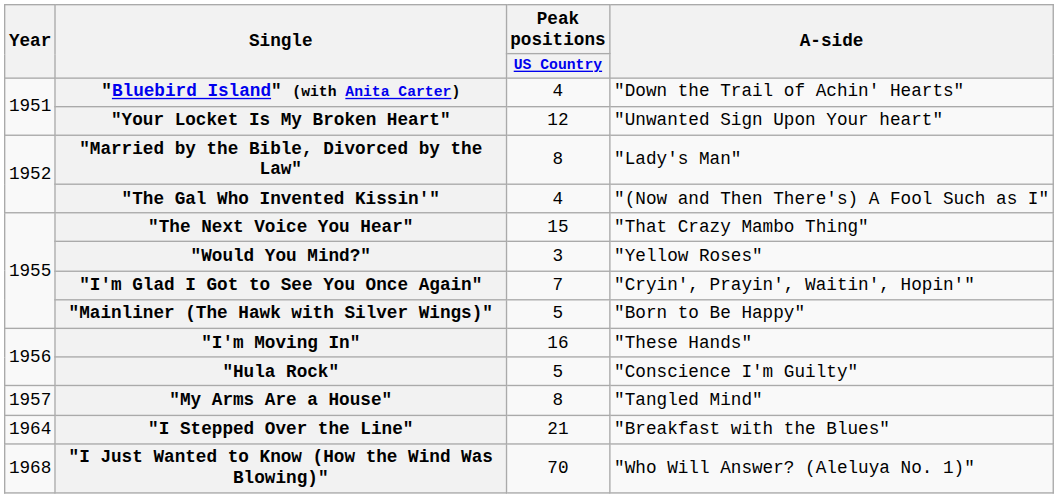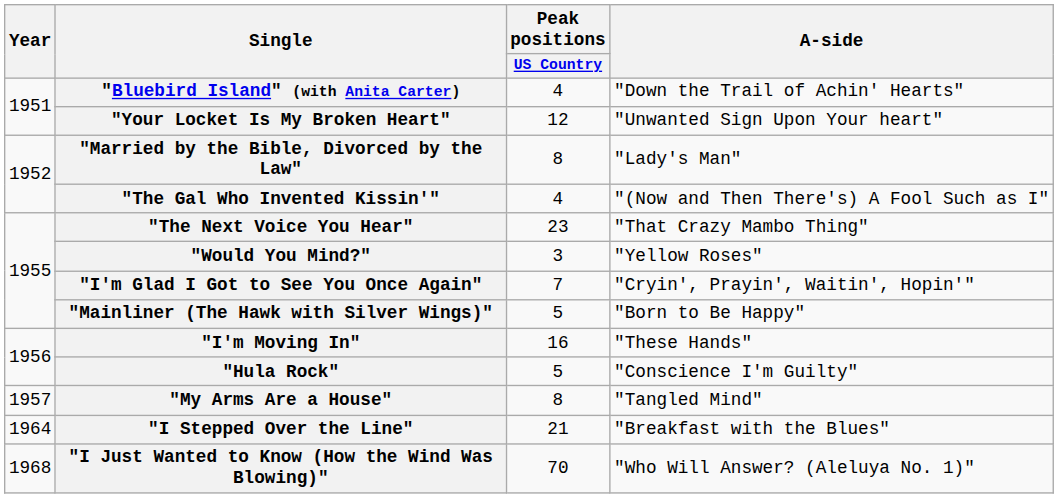(558, 228) 15 -> (558, 228) 23
